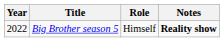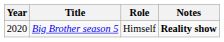(17, 28) 2022 -> (17, 28) 2020
